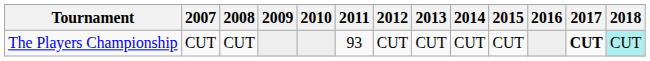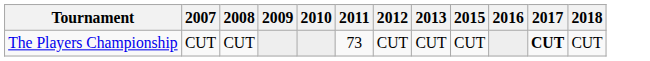- column: (470, 17)
(354, 43) 93 -> (354, 43) 73
(626, 43) paleturquoise background -> (587, 43) no background
